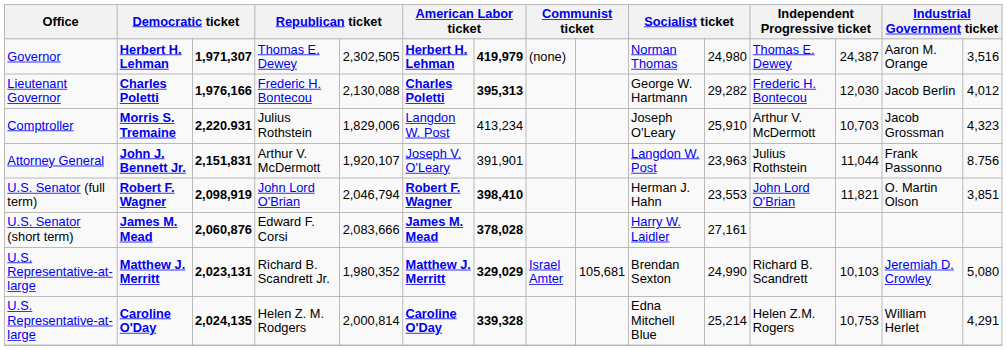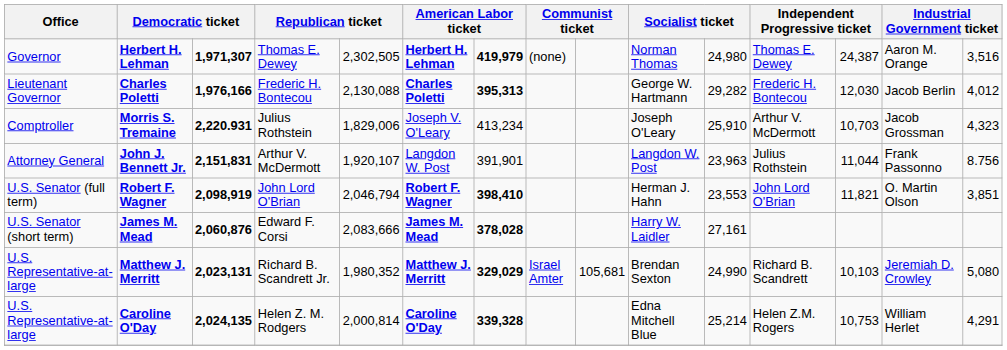(430, 125) Langdon W. Post -> (433, 125) Joseph V. O'Leary
(433, 160) Joseph V. O'Leary -> (430, 160) Langdon W. Post
